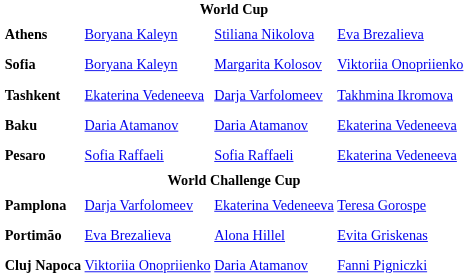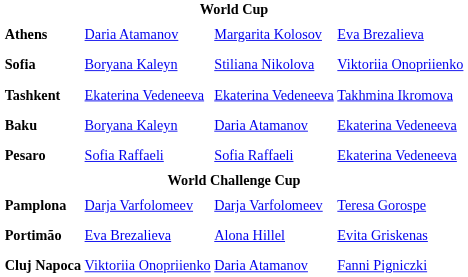(131, 34) Boryana Kaleyn -> (131, 34) Daria Atamanov
(264, 34) Stiliana Nikolova -> (268, 34) Margarita Kolosov
(268, 64) Margarita Kolosov -> (264, 64) Stiliana Nikolova
(268, 95) Darja Varfolomeev -> (274, 95) Ekaterina Vedeneeva
(131, 125) Daria Atamanov -> (131, 125) Boryana Kaleyn
(274, 205) Ekaterina Vedeneeva -> (268, 205) Darja Varfolomeev
